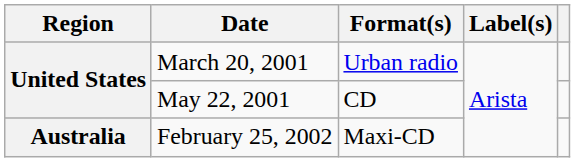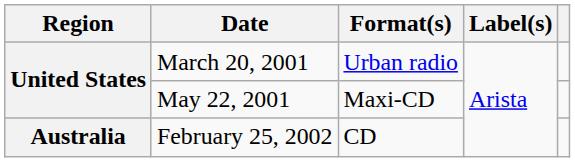(360, 99) CD -> (389, 99) Maxi-CD
(389, 136) Maxi-CD -> (360, 136) CD
